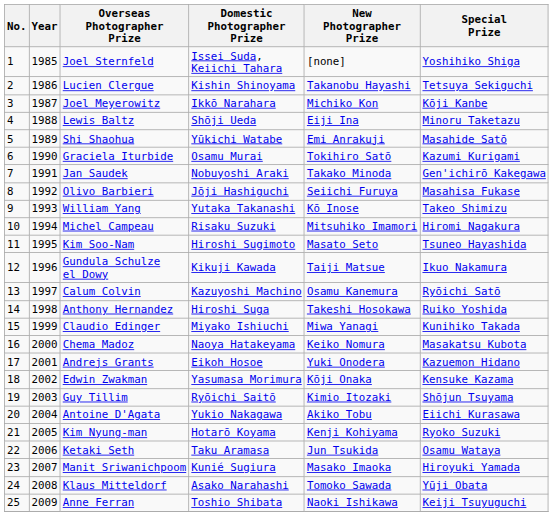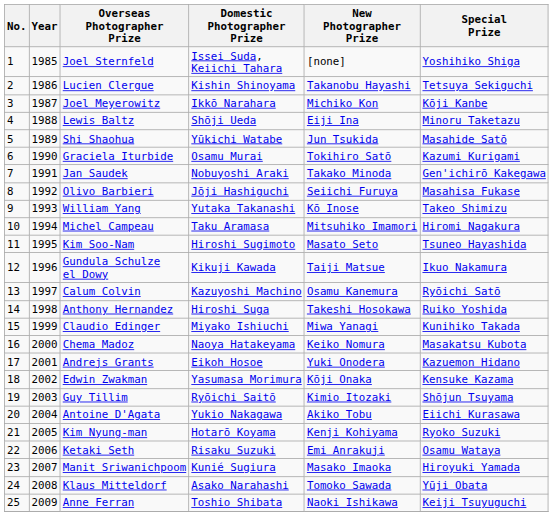(346, 138) Emi Anrakuji -> (343, 138) Jun Tsukida
(234, 226) Risaku Suzuki -> (230, 226) Taku Aramasa
(230, 450) Taku Aramasa -> (234, 450) Risaku Suzuki
(343, 450) Jun Tsukida -> (346, 450) Emi Anrakuji
